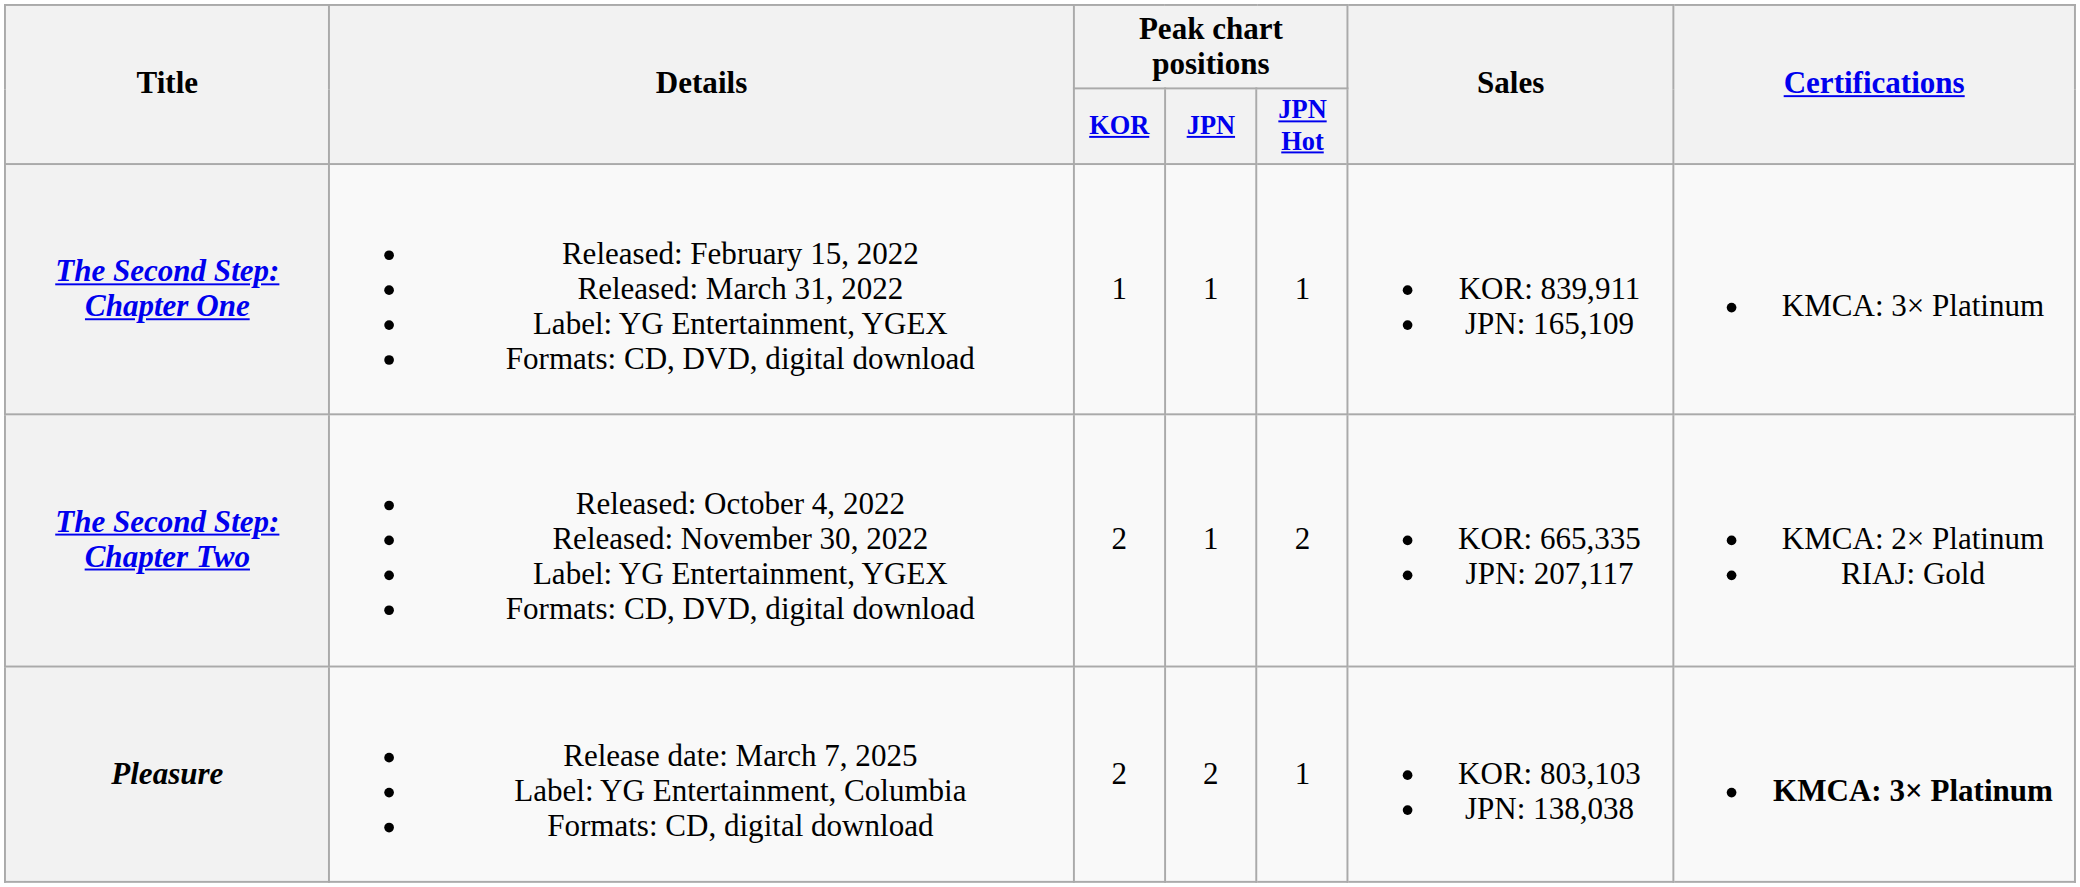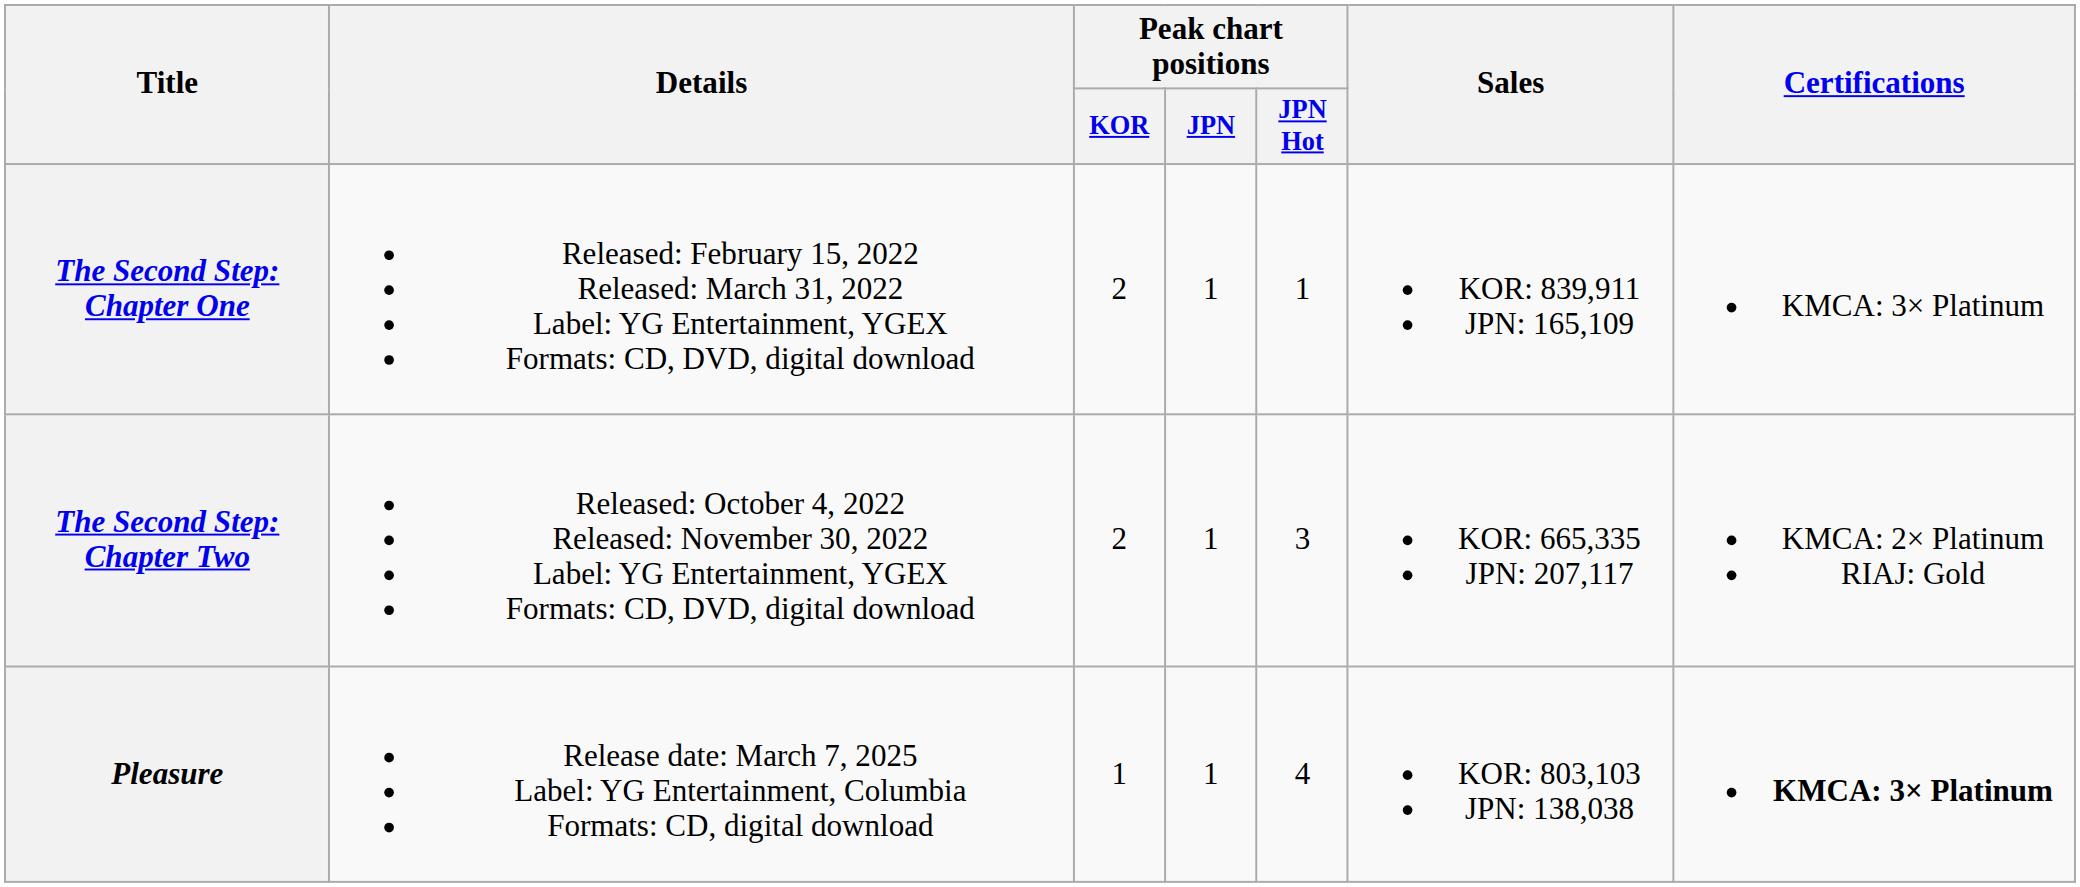(1119, 288) 1 -> (1119, 288) 2
(1302, 539) 2 -> (1302, 539) 3
(1119, 773) 2 -> (1119, 773) 1
(1211, 773) 2 -> (1211, 773) 1
(1302, 773) 1 -> (1302, 773) 4
